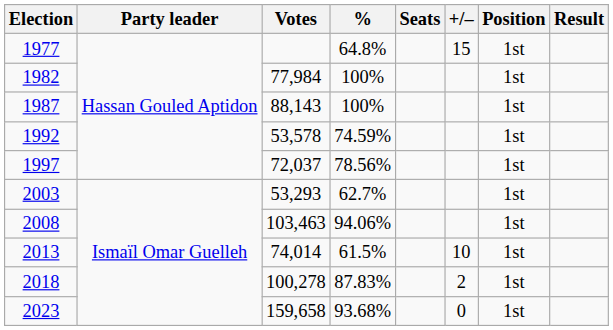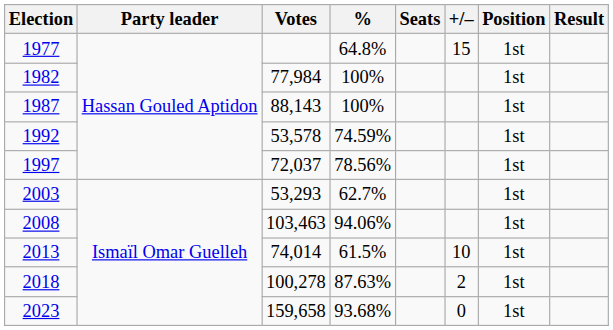(363, 281) 87.83% -> (363, 281) 87.63%
